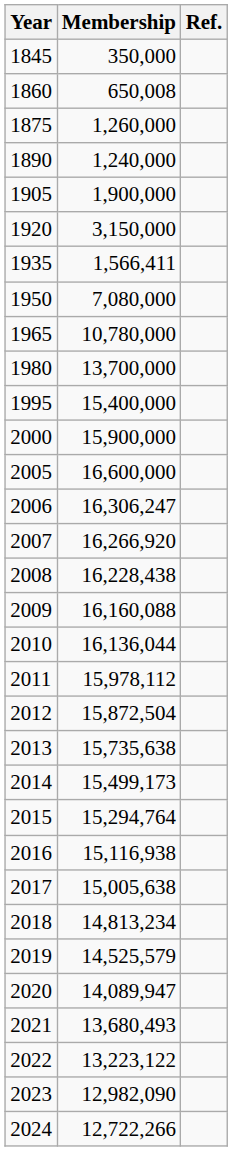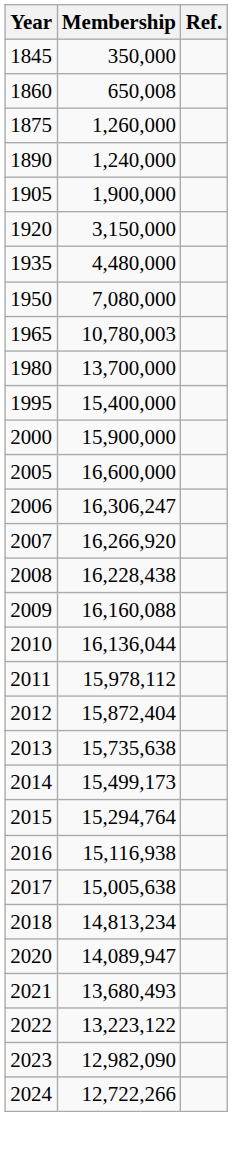(134, 263) 1,566,411 -> (134, 263) 4,480,000
(129, 333) 10,780,000 -> (129, 333) 10,780,003
(129, 713) 15,872,504 -> (129, 713) 15,872,404
- row: (31, 955)
